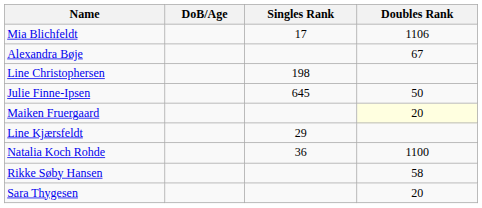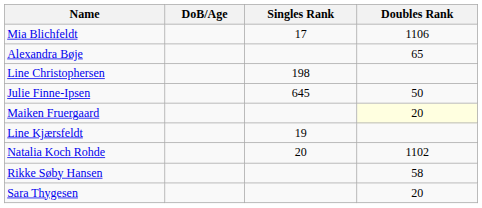(417, 54) 67 -> (417, 54) 65
(301, 133) 29 -> (301, 133) 19
(301, 153) 36 -> (301, 153) 20
(417, 153) 1100 -> (417, 153) 1102
